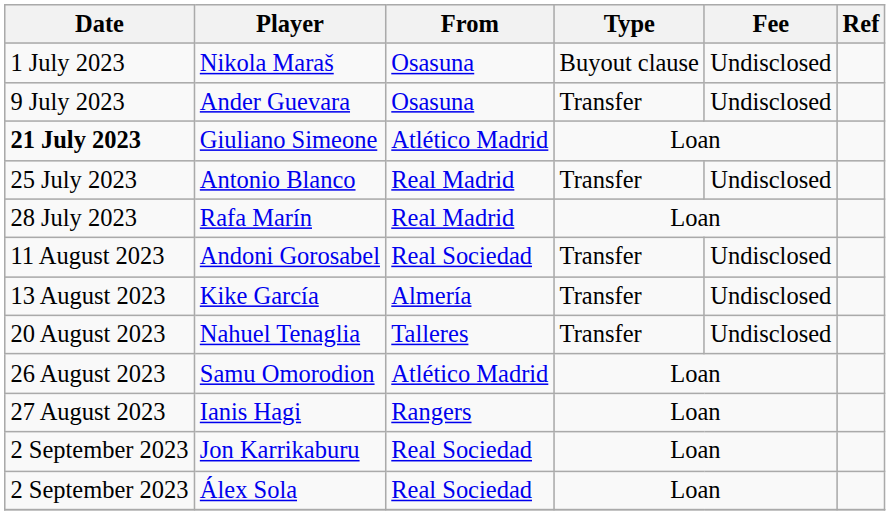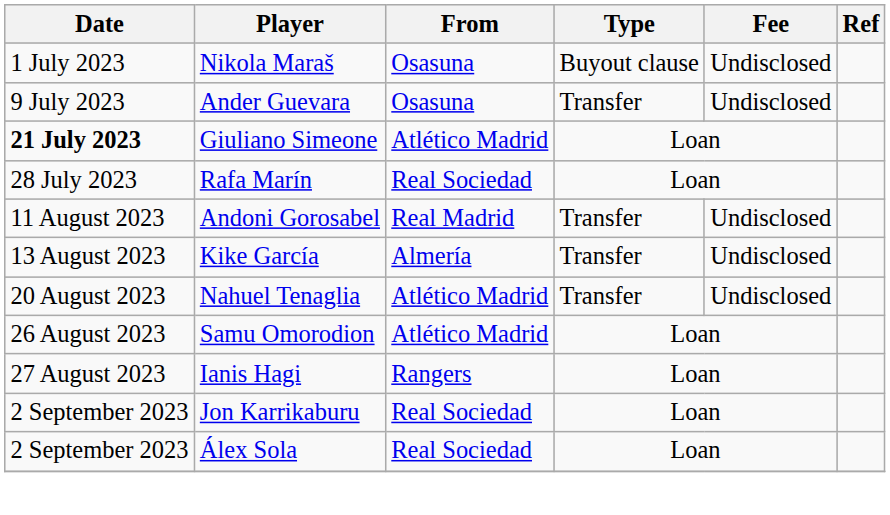- row: (278, 179)
(453, 218) Real Madrid -> (462, 179) Real Sociedad
(462, 256) Real Sociedad -> (453, 218) Real Madrid
(430, 334) Talleres -> (470, 295) Atlético Madrid
